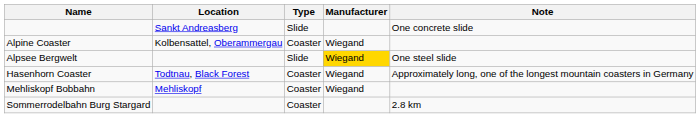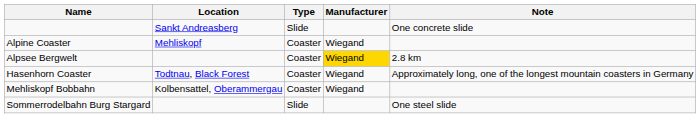(219, 43) Kolbensattel, Oberammergau -> (178, 43) Mehliskopf
(298, 58) Slide -> (304, 58) Coaster
(424, 58) One steel slide -> (406, 58) 2.8 km
(178, 89) Mehliskopf -> (219, 89) Kolbensattel, Oberammergau
(304, 105) Coaster -> (298, 105) Slide
(406, 105) 2.8 km -> (424, 105) One steel slide
